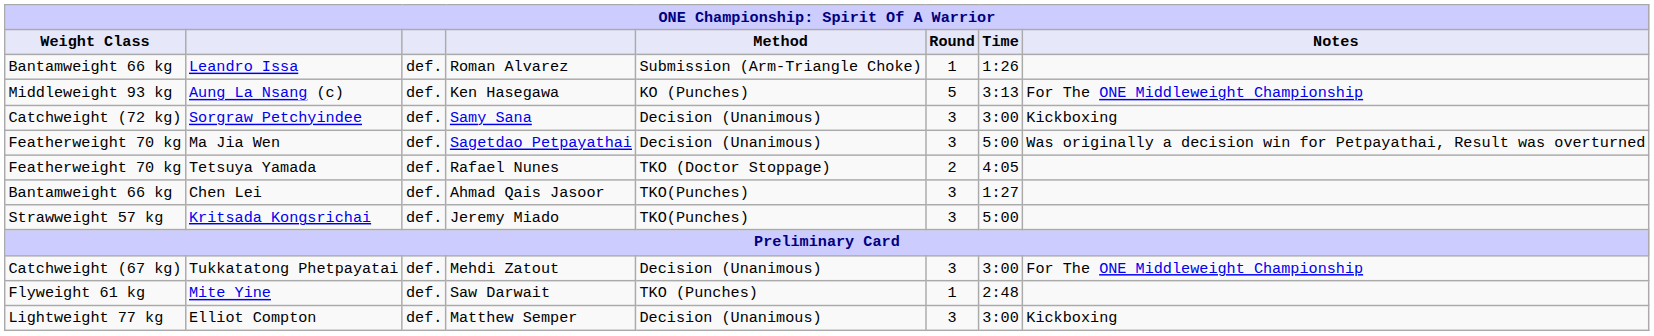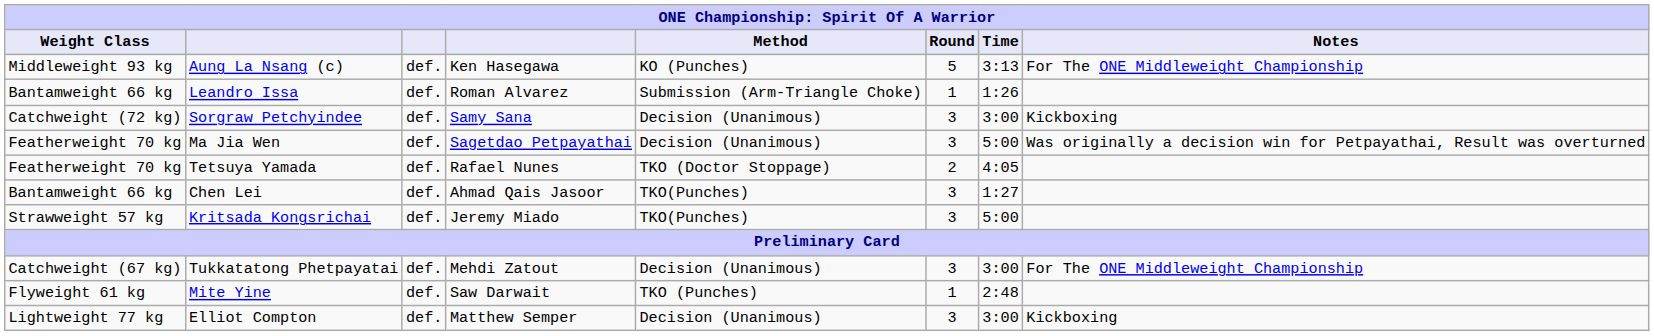rows swapped: (266, 93) <-> (244, 68)
